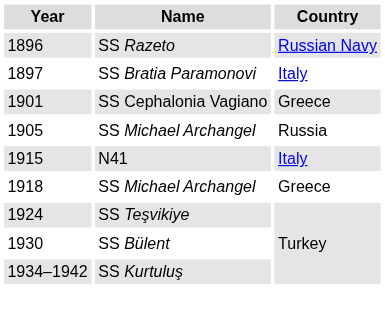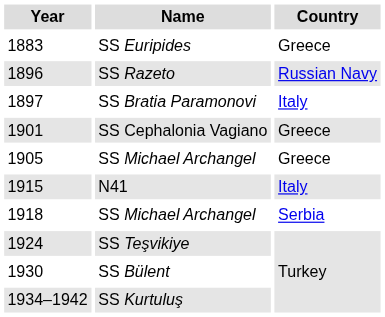+ row: (25, 45)
(303, 130) Russia -> (304, 159) Greece
(304, 187) Greece -> (301, 215) Serbia
